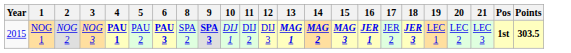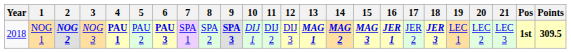+ column: (188, 12)
(16, 34) 2015 -> (16, 34) 2018
(67, 34) normal -> (67, 34) bold
(528, 34) 303.5 -> (551, 34) 309.5
